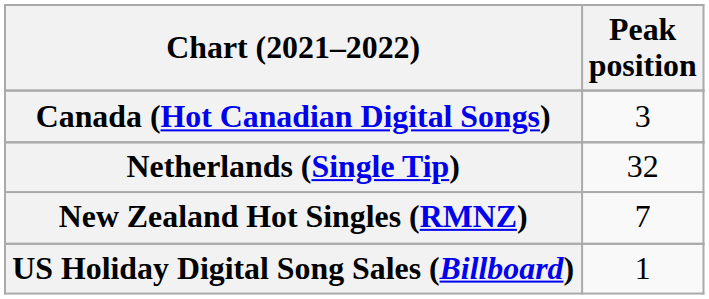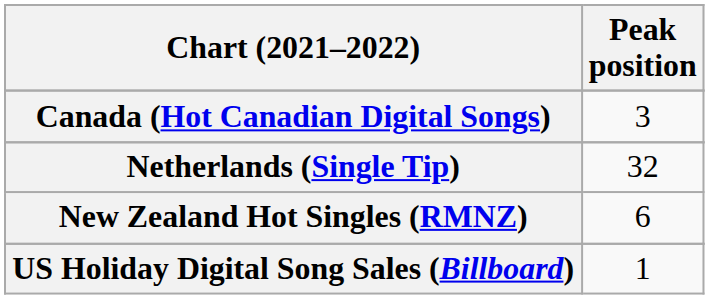(643, 217) 7 -> (643, 217) 6
